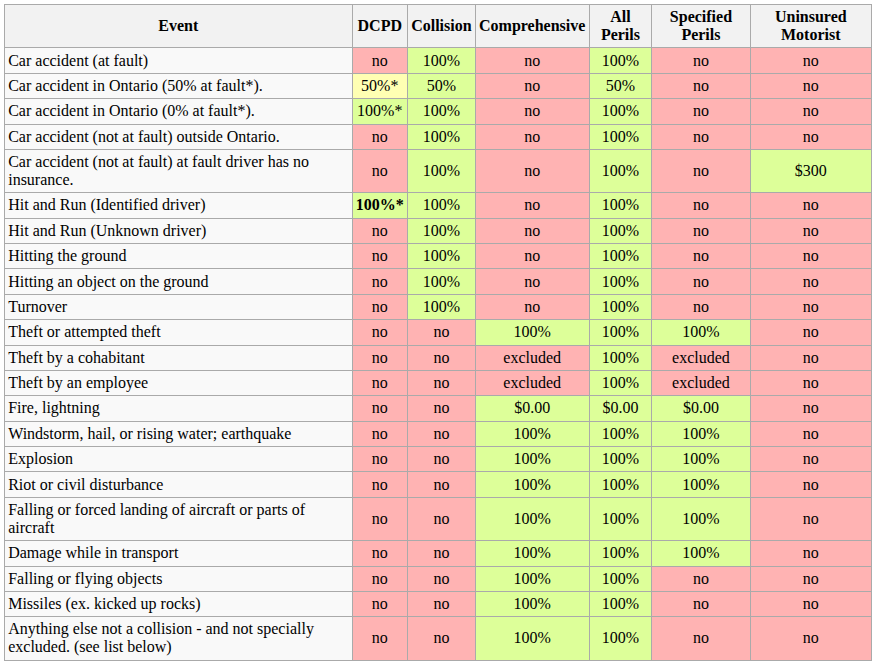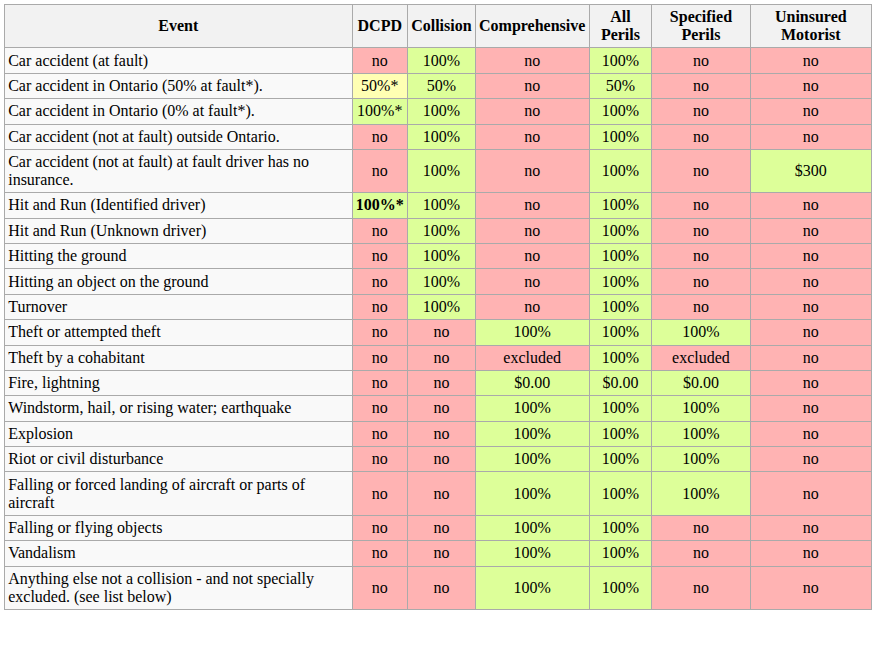- row: (78, 383)
- row: (93, 553)
- row: (104, 604)
+ row: (42, 553)
